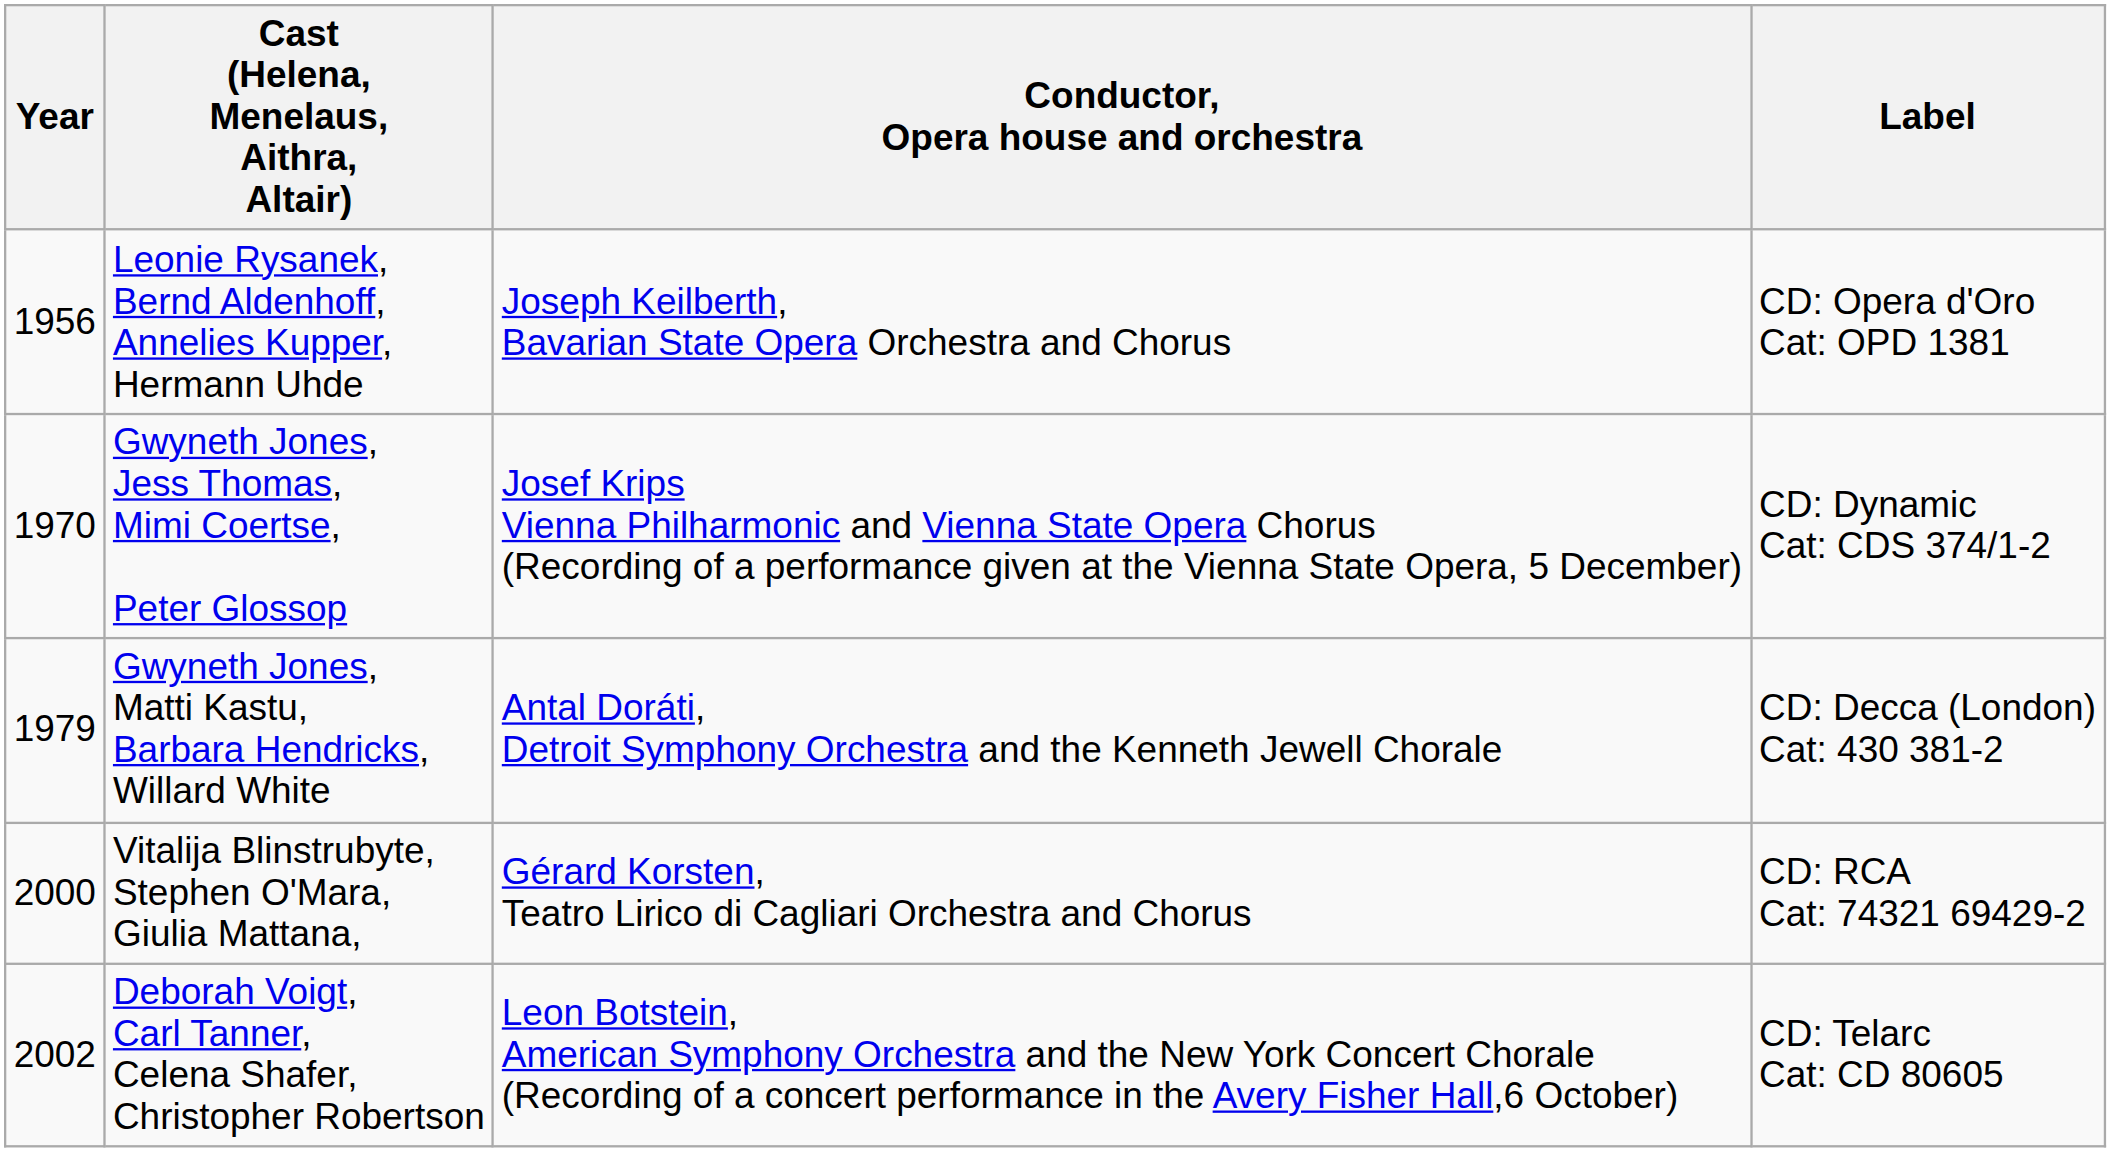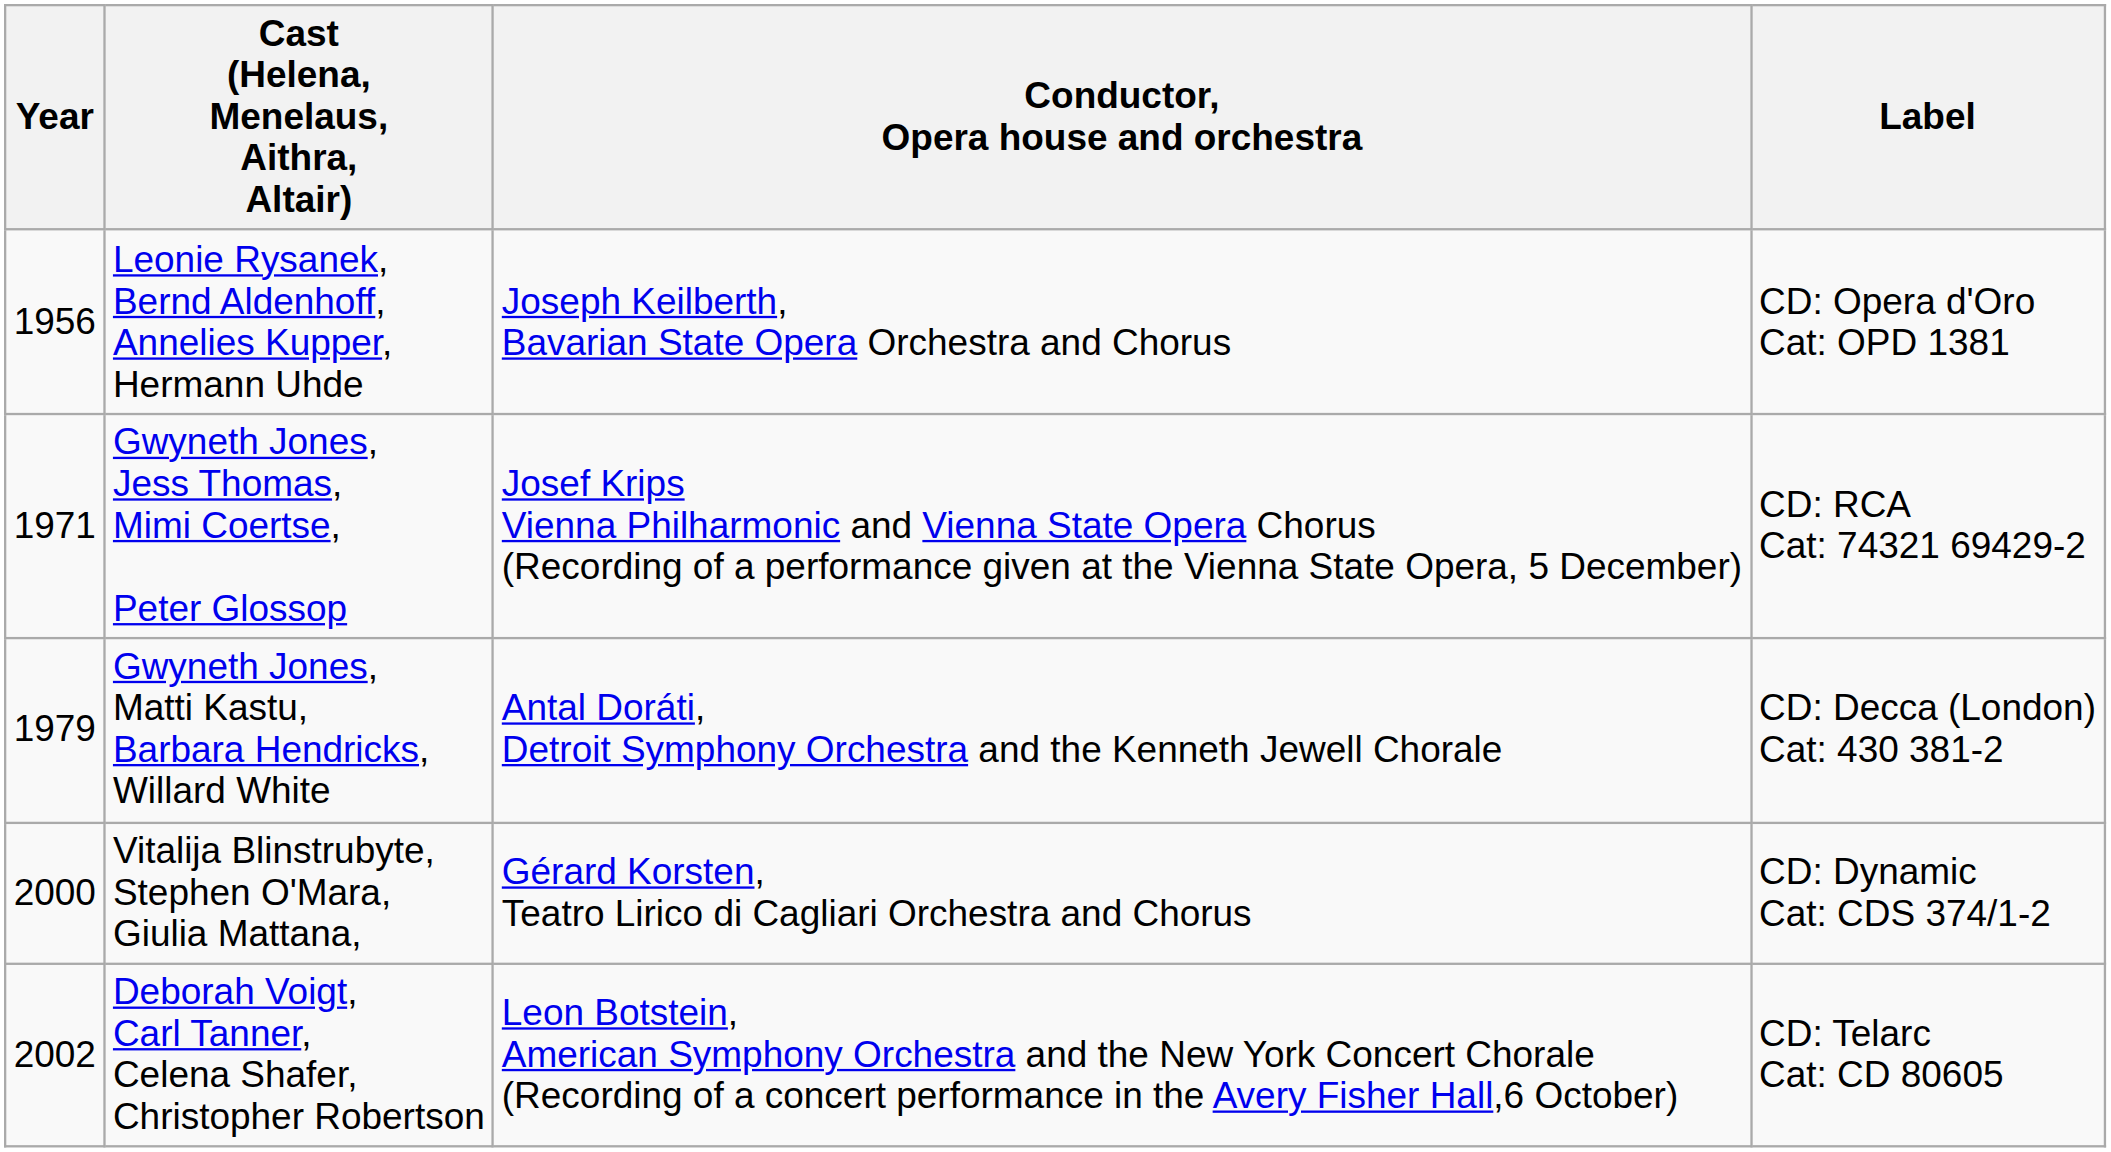(55, 525) 1970 -> (55, 525) 1971
(1905, 525) CD: Dynamic Cat: CDS 374/1-2 -> (1922, 525) CD: RCA Cat: 74321 69429-2
(1922, 891) CD: RCA Cat: 74321 69429-2 -> (1905, 891) CD: Dynamic Cat: CDS 374/1-2
